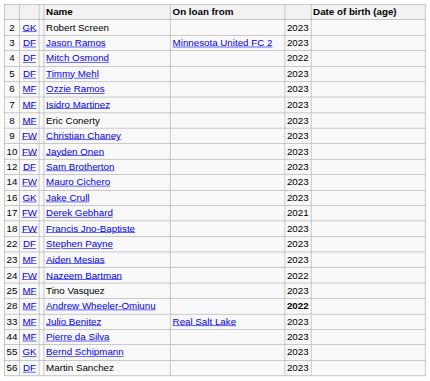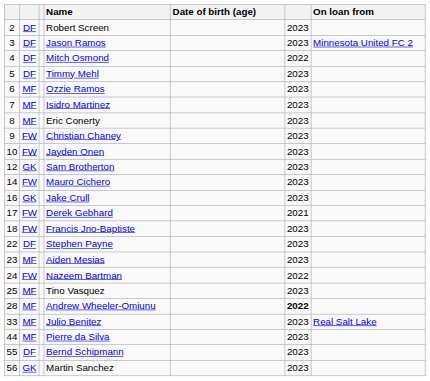columns swapped: (355, 12) <-> (203, 12)
(29, 27) GK -> (29, 27) DF
(29, 167) DF -> (29, 167) GK
(29, 352) GK -> (29, 352) DF
(29, 368) DF -> (29, 368) GK
